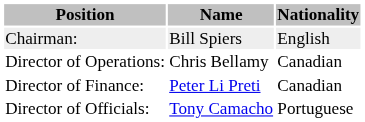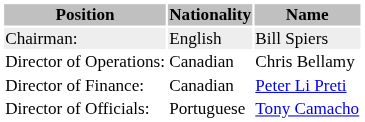columns swapped: (221, 14) <-> (318, 14)
